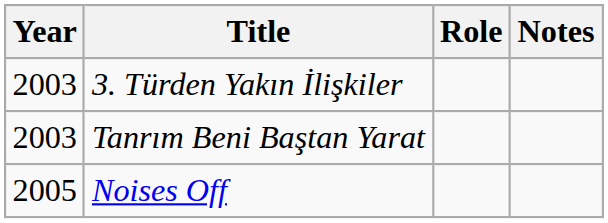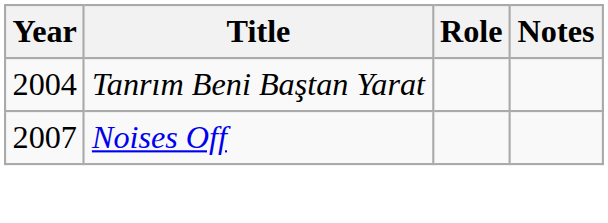- row: (247, 84)
(45, 137) 2003 -> (45, 84) 2004
(45, 190) 2005 -> (45, 137) 2007
